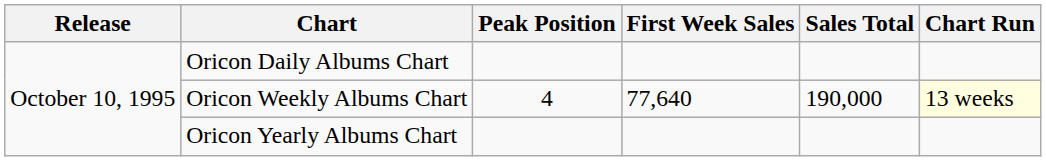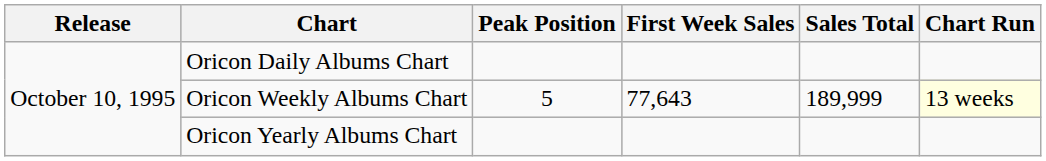(547, 98) 4 -> (547, 98) 5
(659, 98) 77,640 -> (659, 98) 77,643
(844, 98) 190,000 -> (844, 98) 189,999
